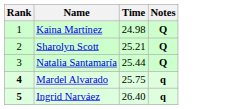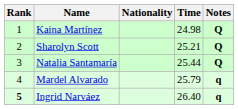+ column: (147, 12)
(19, 79) bold -> (19, 79) normal
(134, 79) 25.75 -> (189, 79) 25.79
